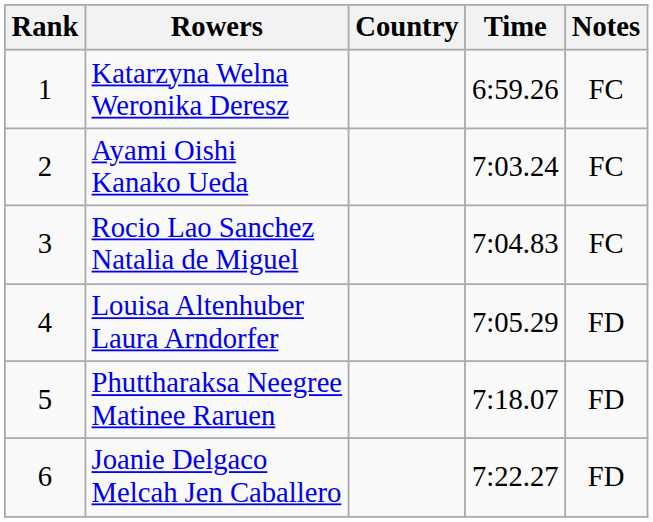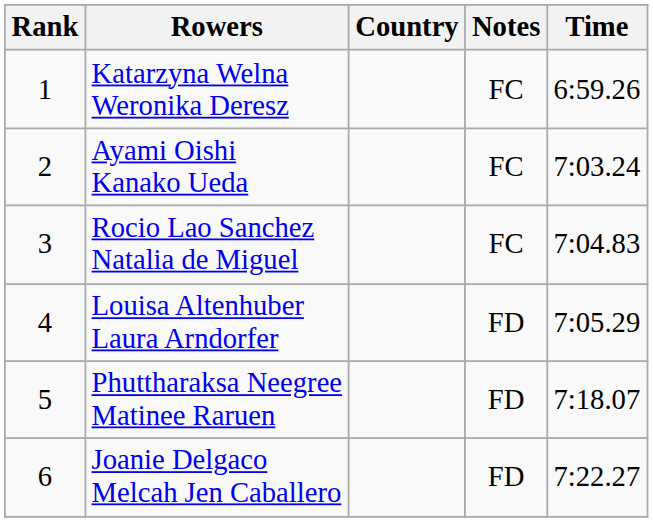columns swapped: (515, 27) <-> (606, 27)
